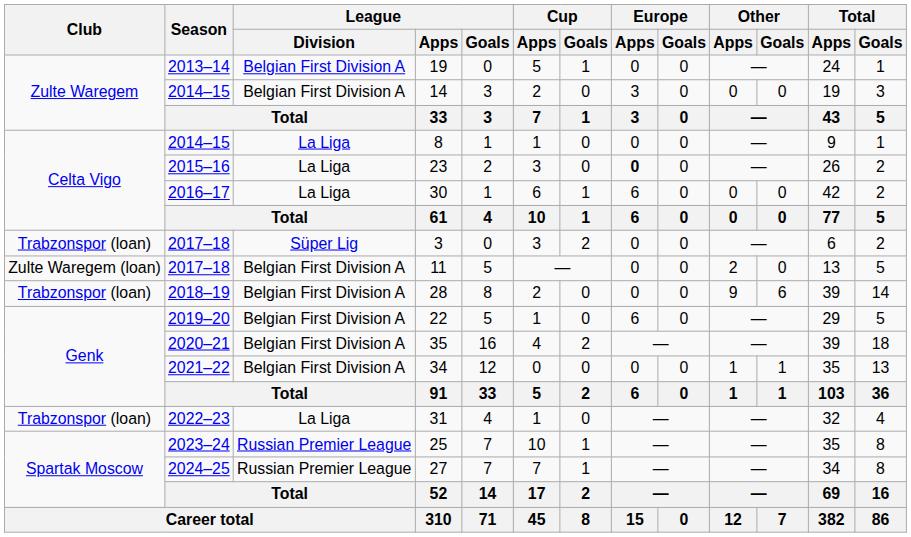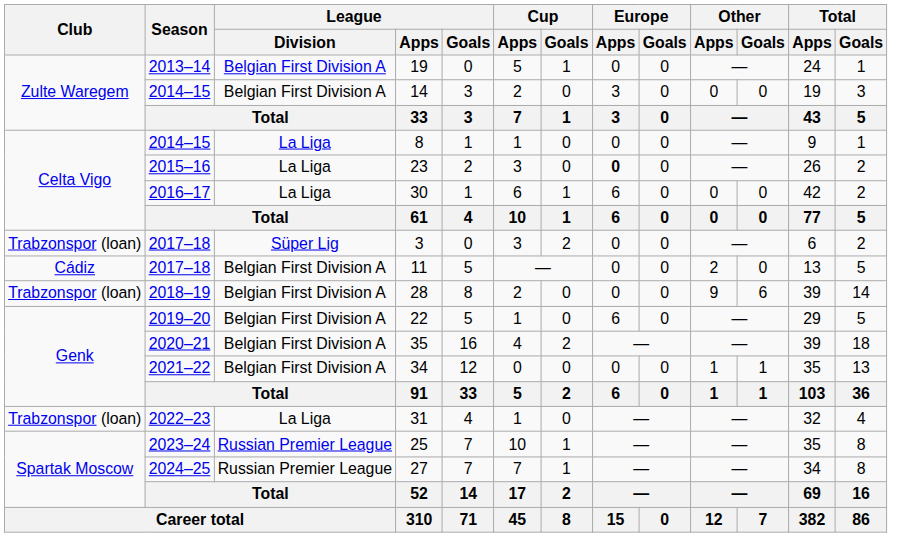(84, 268) Zulte Waregem (loan) -> (75, 268) Cádiz
